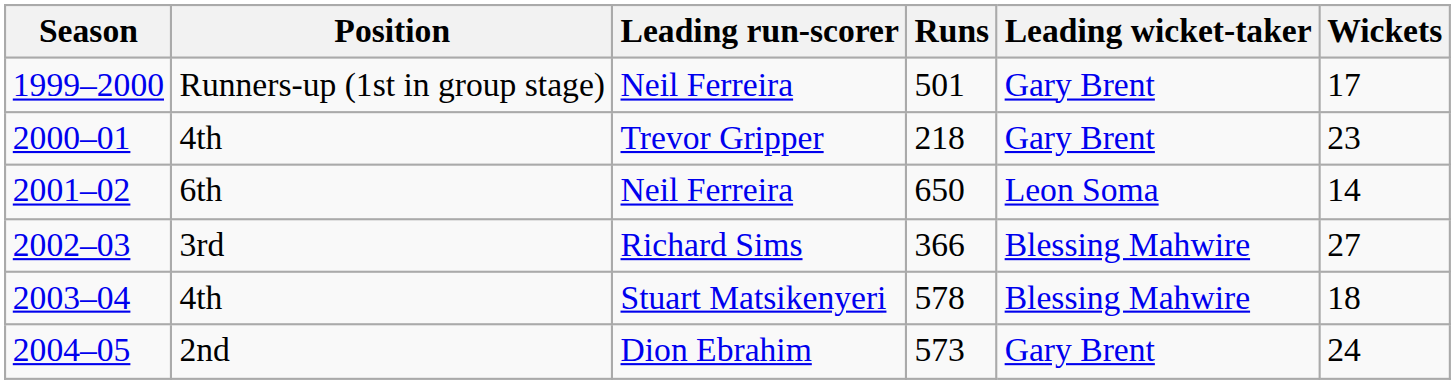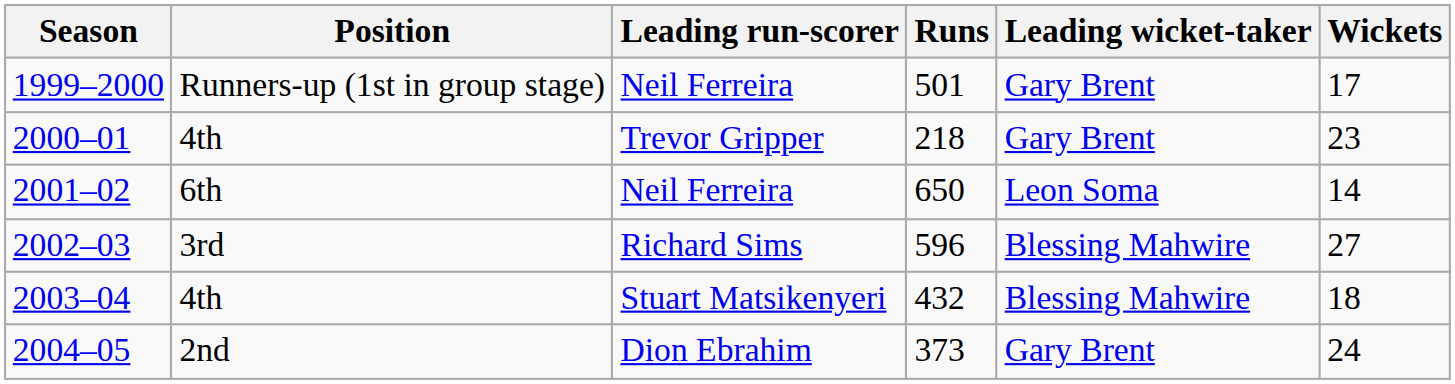(940, 244) 366 -> (940, 244) 596
(940, 297) 578 -> (940, 297) 432
(940, 350) 573 -> (940, 350) 373
